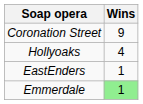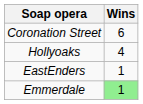(121, 33) 9 -> (121, 33) 6
